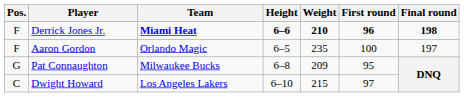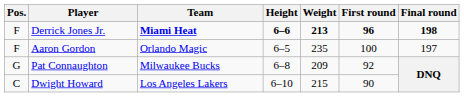(320, 30) 210 -> (320, 30) 213
(369, 65) 95 -> (369, 65) 92
(369, 83) 97 -> (369, 83) 90
